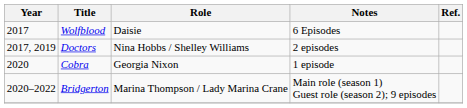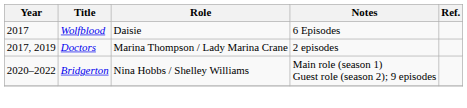(181, 47) Nina Hobbs / Shelley Williams -> (201, 47) Marina Thompson / Lady Marina Crane
- row: (75, 64)
(201, 88) Marina Thompson / Lady Marina Crane -> (181, 71) Nina Hobbs / Shelley Williams
